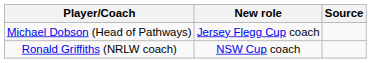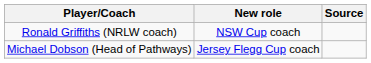rows swapped: (99, 32) <-> (99, 50)
